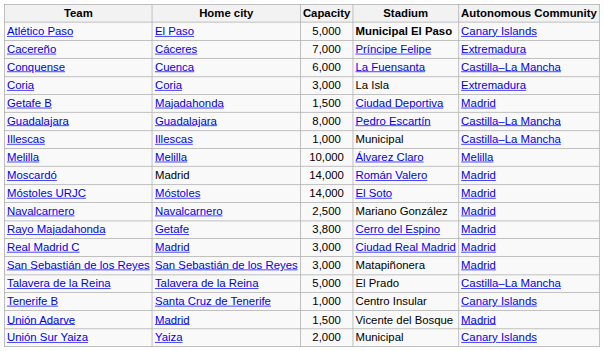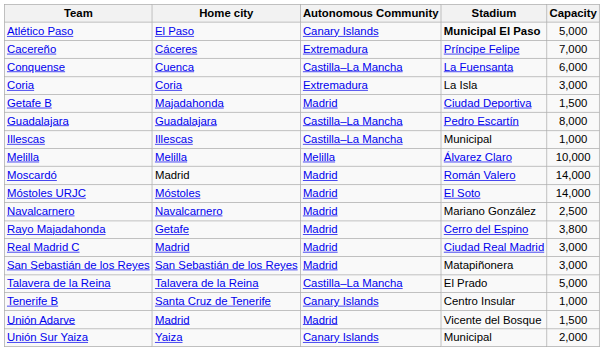columns swapped: (529, 13) <-> (327, 13)
